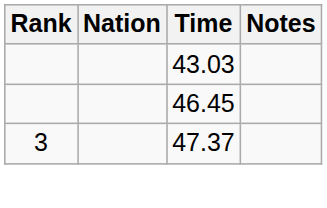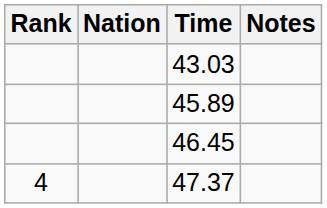+ row: (203, 103)
(41, 143) 3 -> (41, 182) 4
